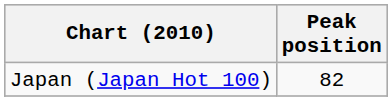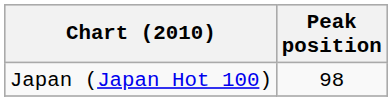(332, 80) 82 -> (332, 80) 98
